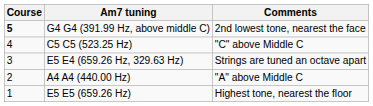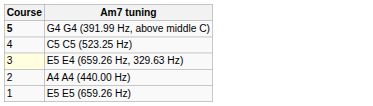- column: (290, 12)
(10, 61) no background -> (10, 61) lightyellow background
